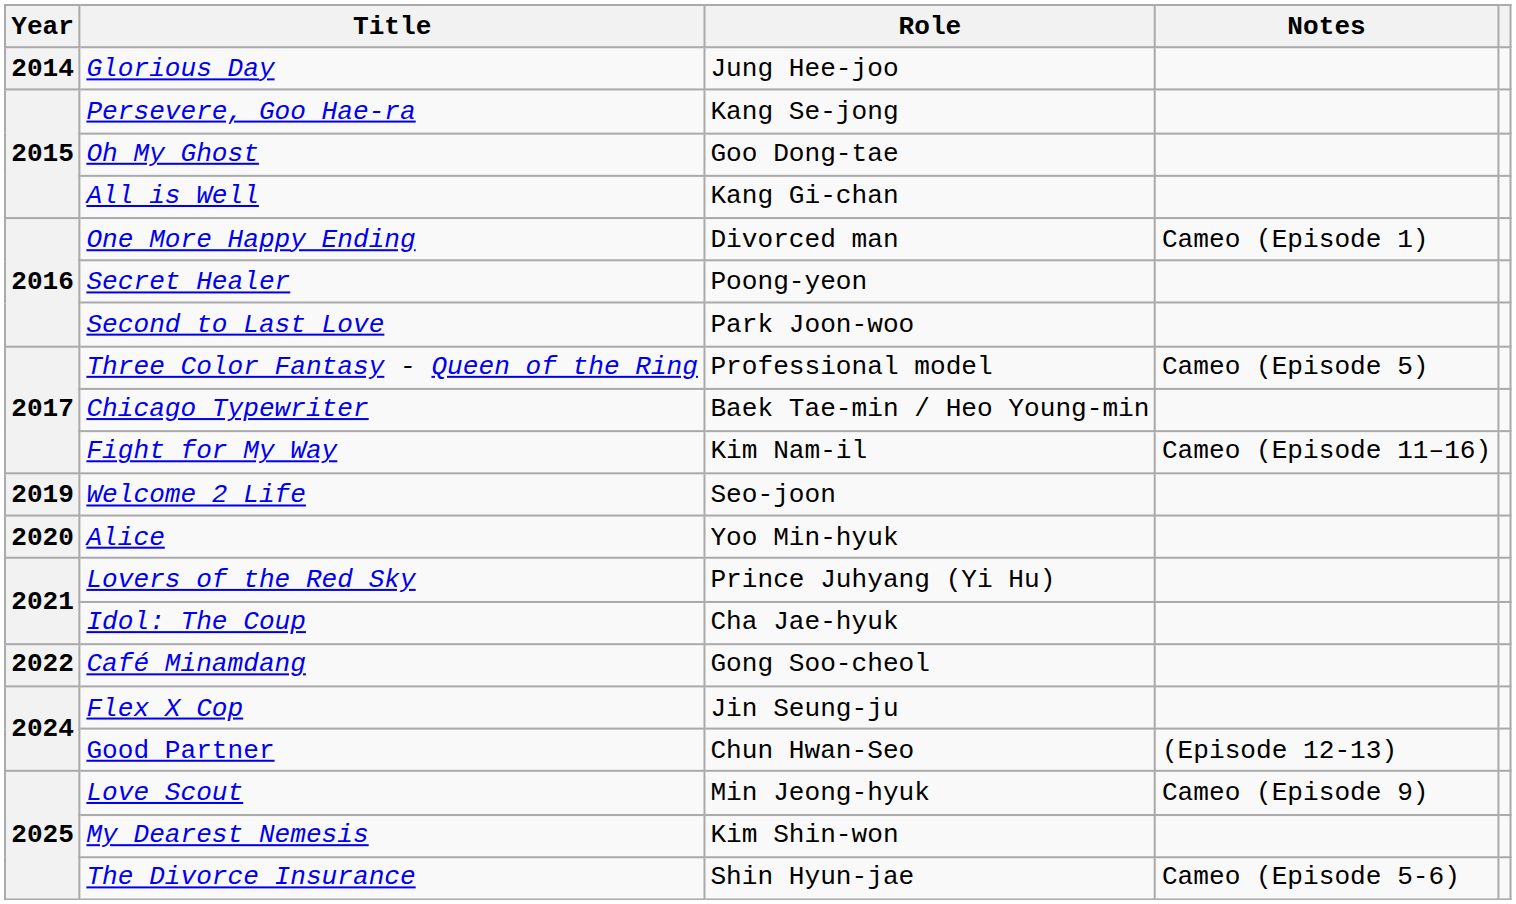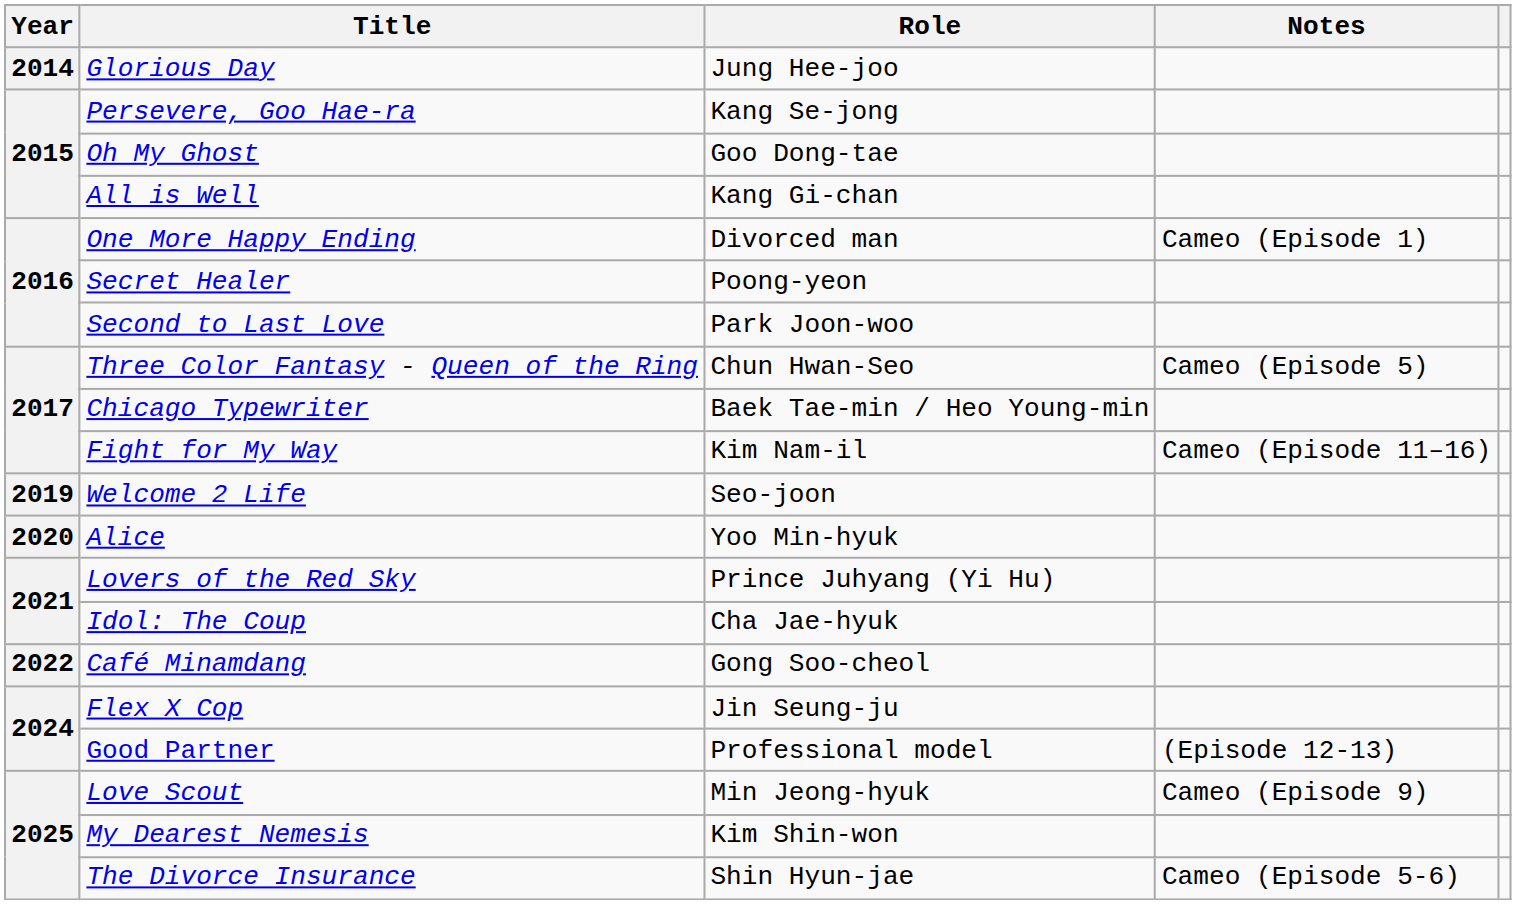(852, 367) Professional model -> (812, 367) Chun Hwan-Seo
(812, 750) Chun Hwan-Seo -> (852, 750) Professional model
